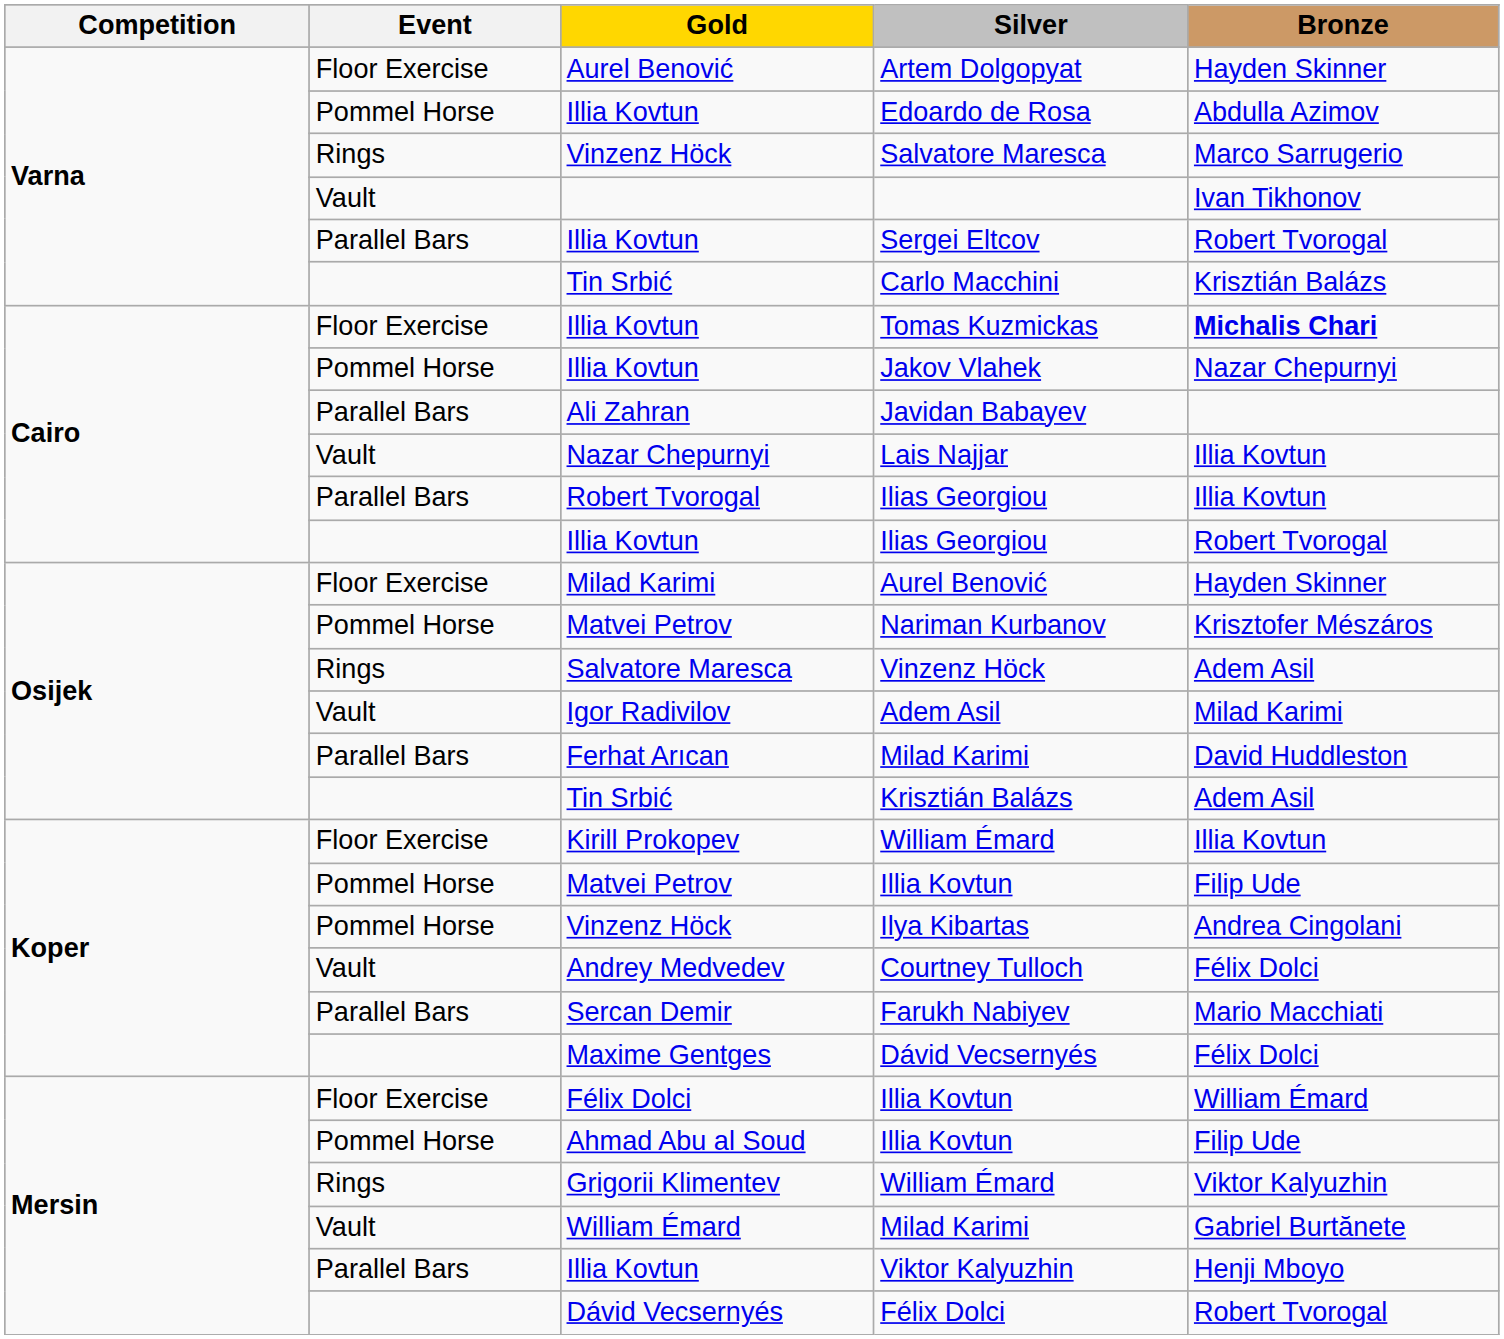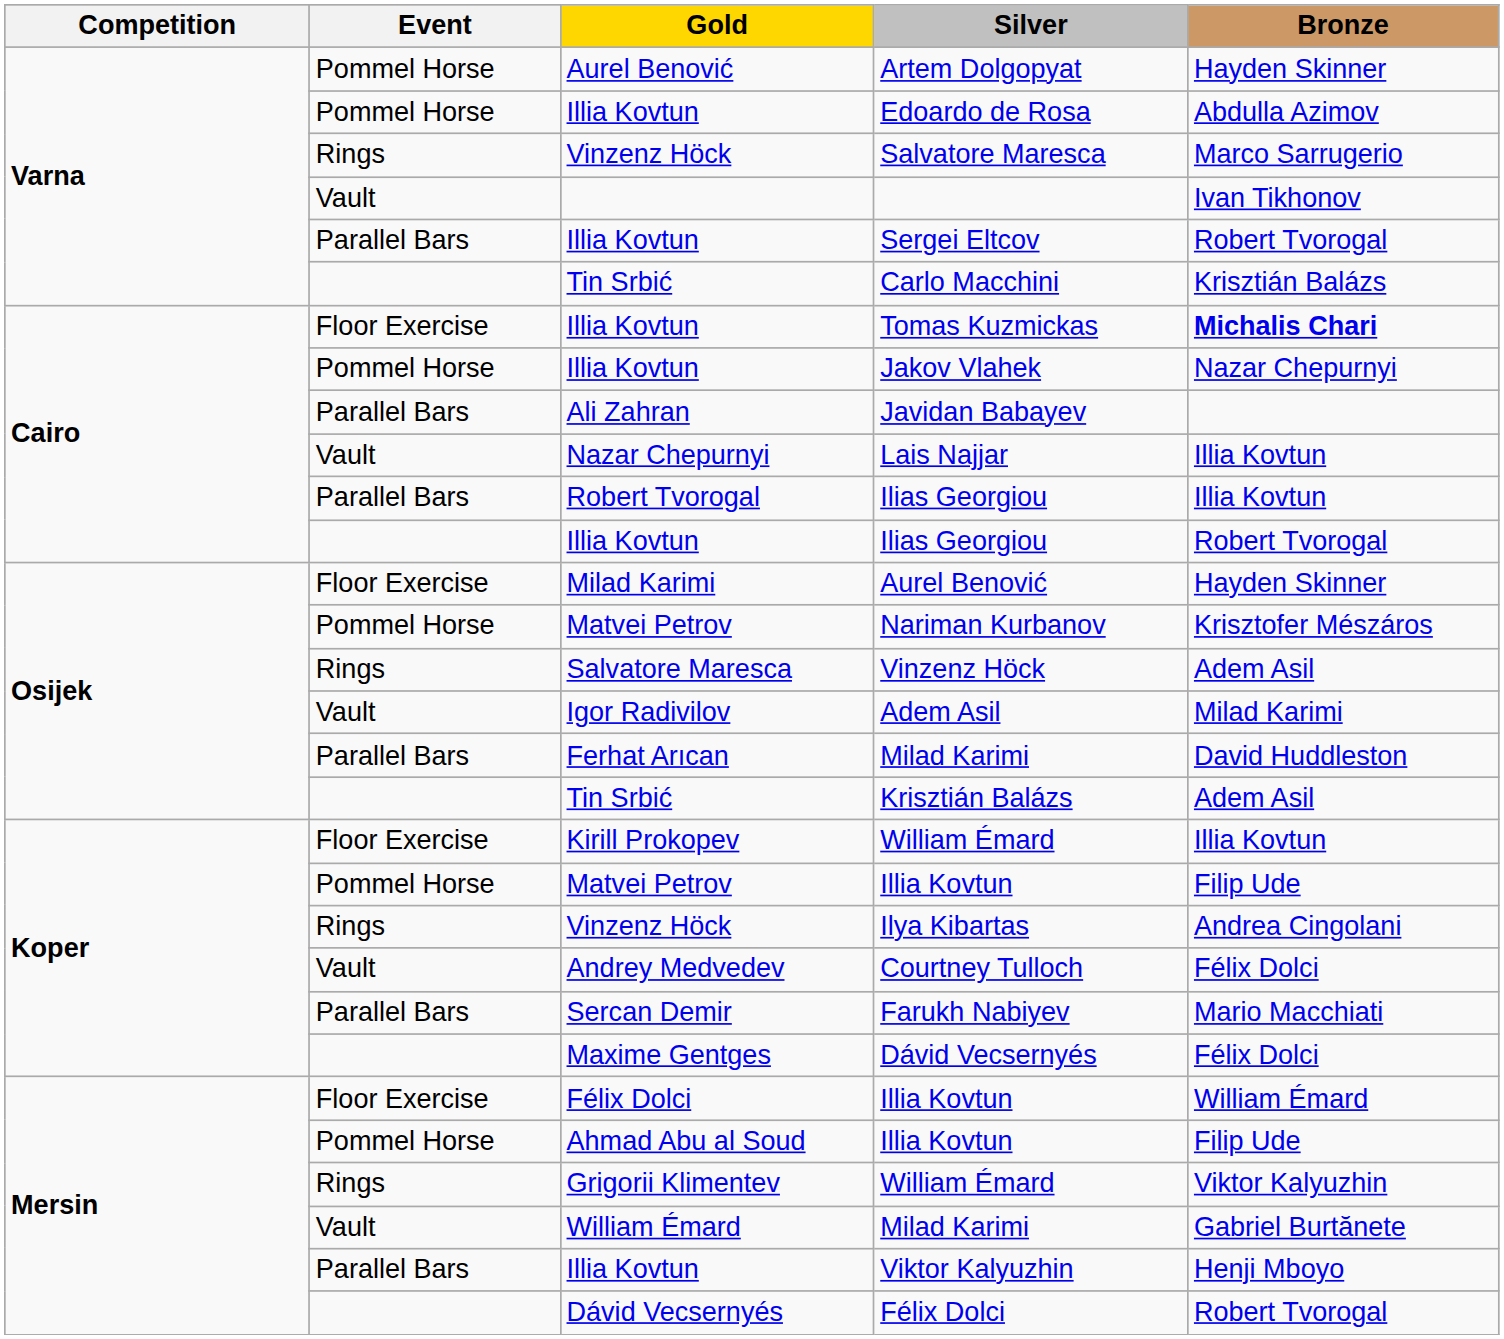(402, 68) Floor Exercise -> (405, 68) Pommel Horse
(405, 926) Pommel Horse -> (350, 926) Rings
